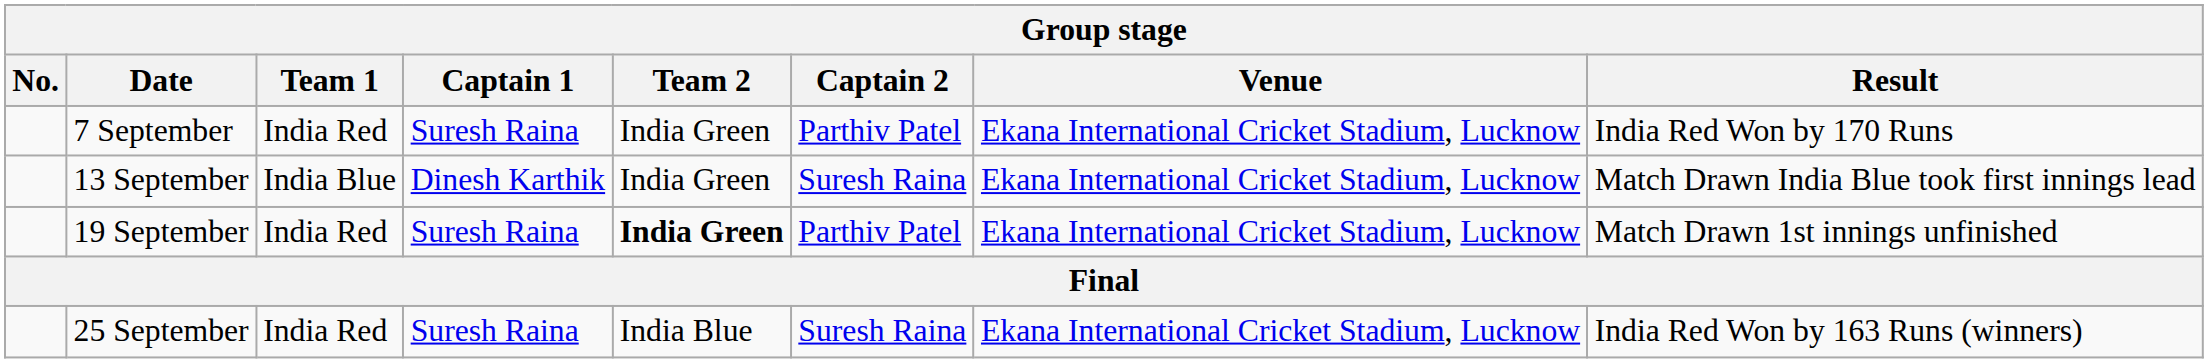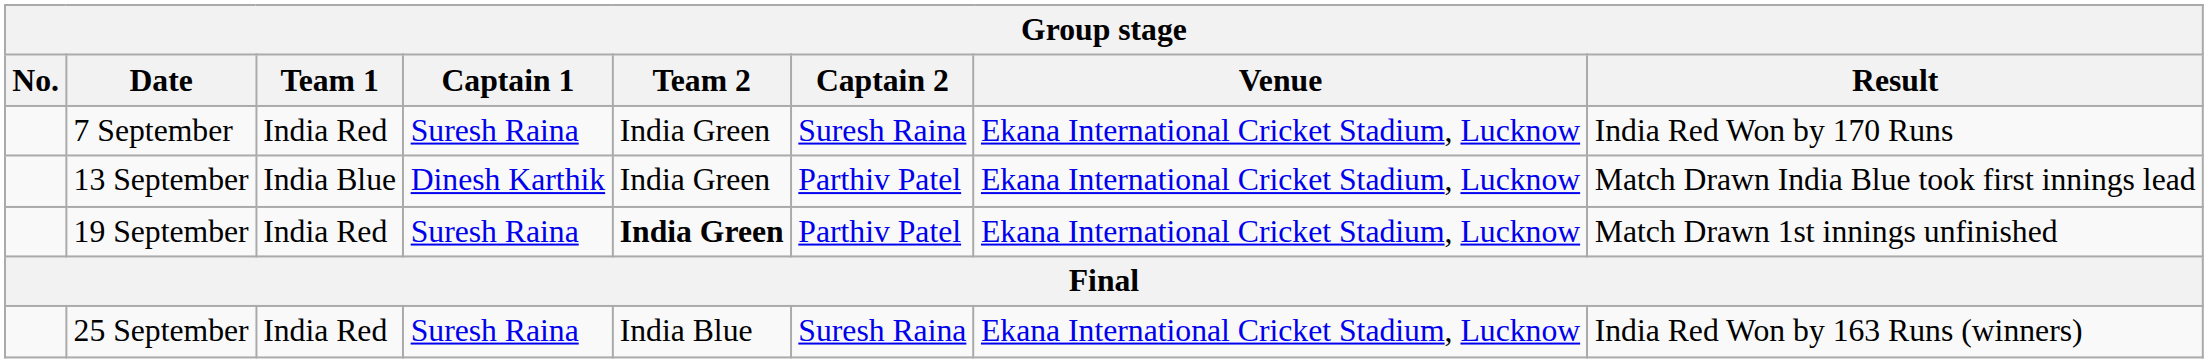(880, 130) Parthiv Patel -> (882, 130) Suresh Raina
(882, 180) Suresh Raina -> (880, 180) Parthiv Patel
